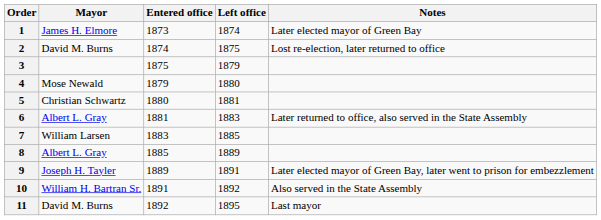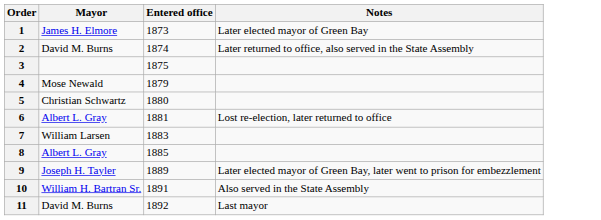- column: (242, 13)
(358, 48) Lost re-election, later returned to office -> (346, 48) Later returned to office, also served in the State Assembly
(399, 118) Later returned to office, also served in the State Assembly -> (305, 118) Lost re-election, later returned to office
